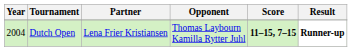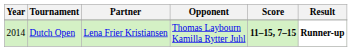(16, 33) 2004 -> (16, 33) 2014
